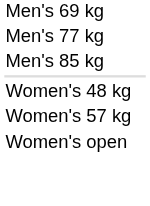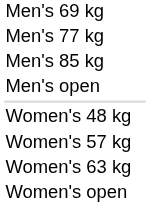+ row: (53, 86)
+ row: (68, 167)
